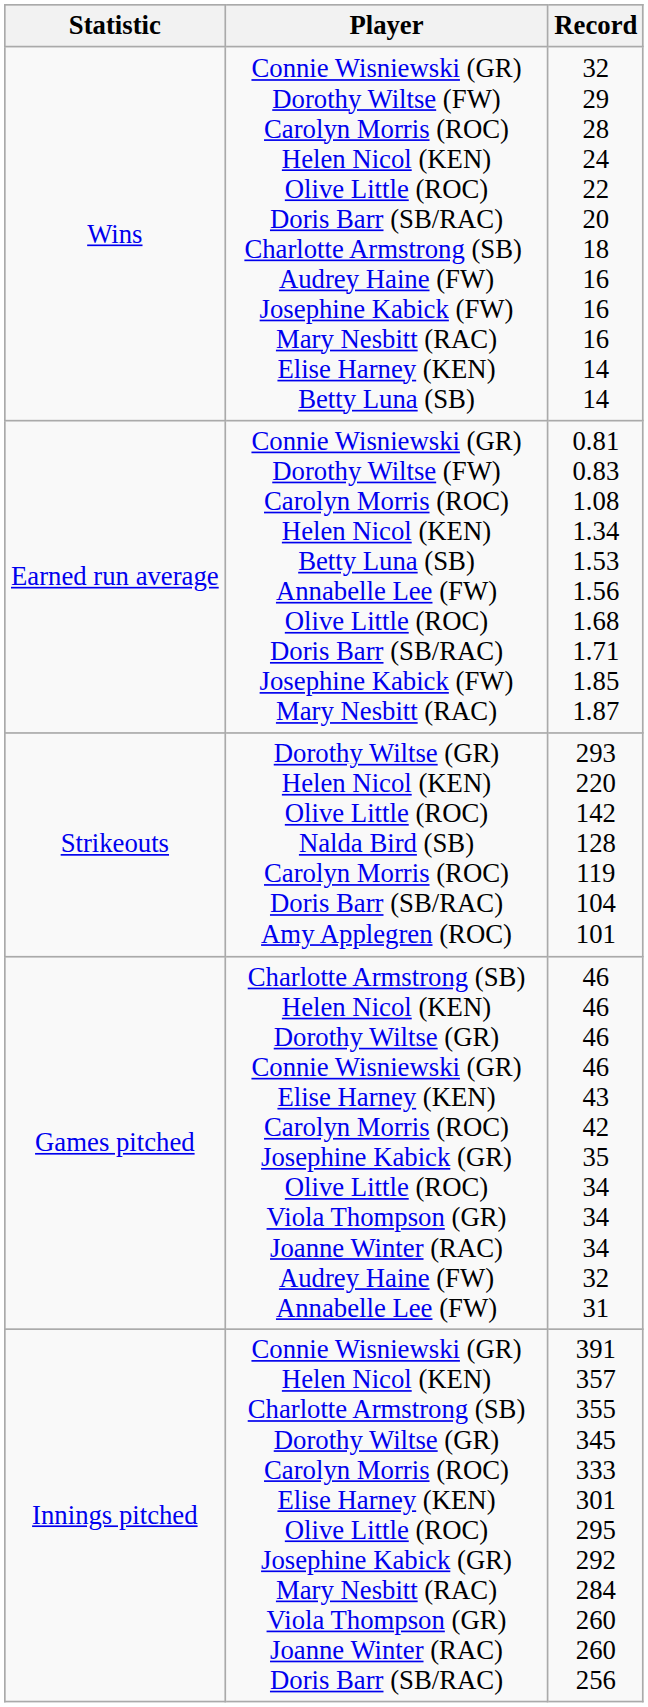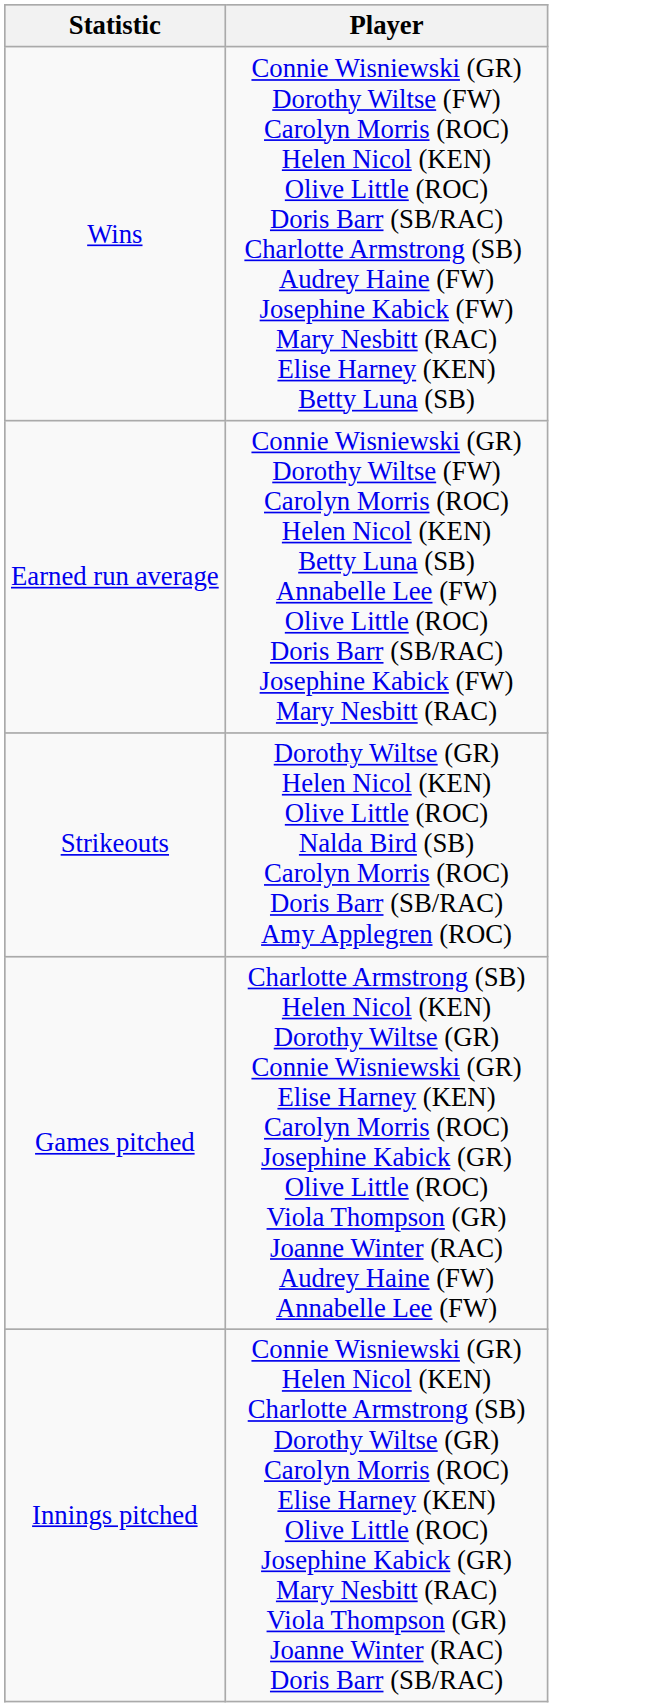- column: (596, 25)
